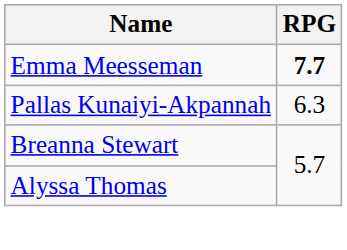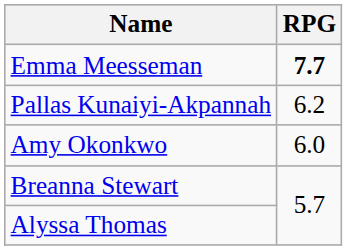(309, 104) 6.3 -> (309, 104) 6.2
+ row: (89, 144)
